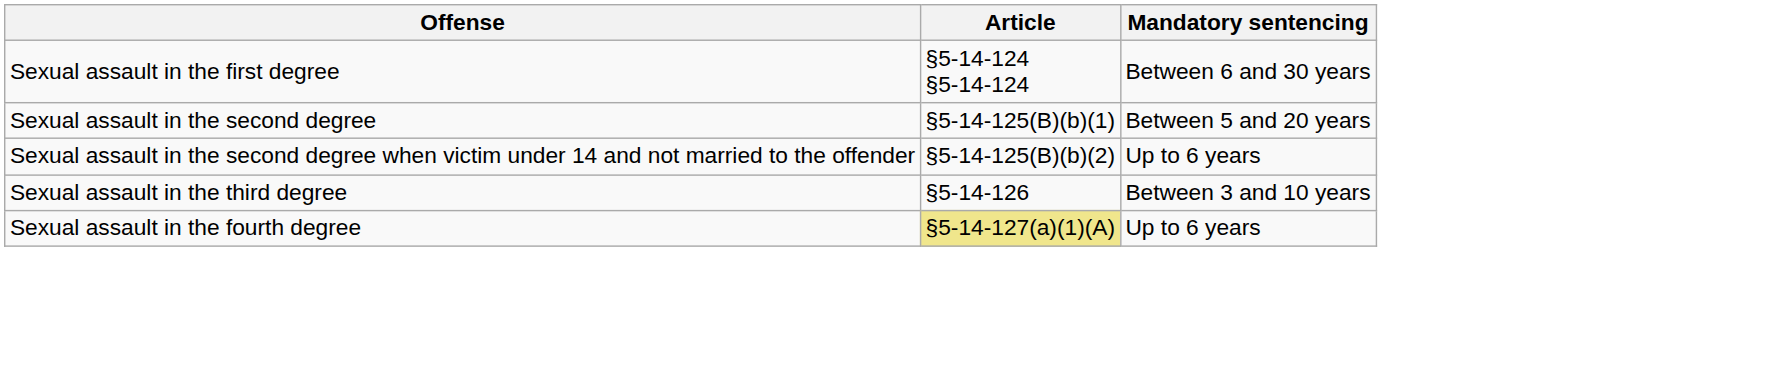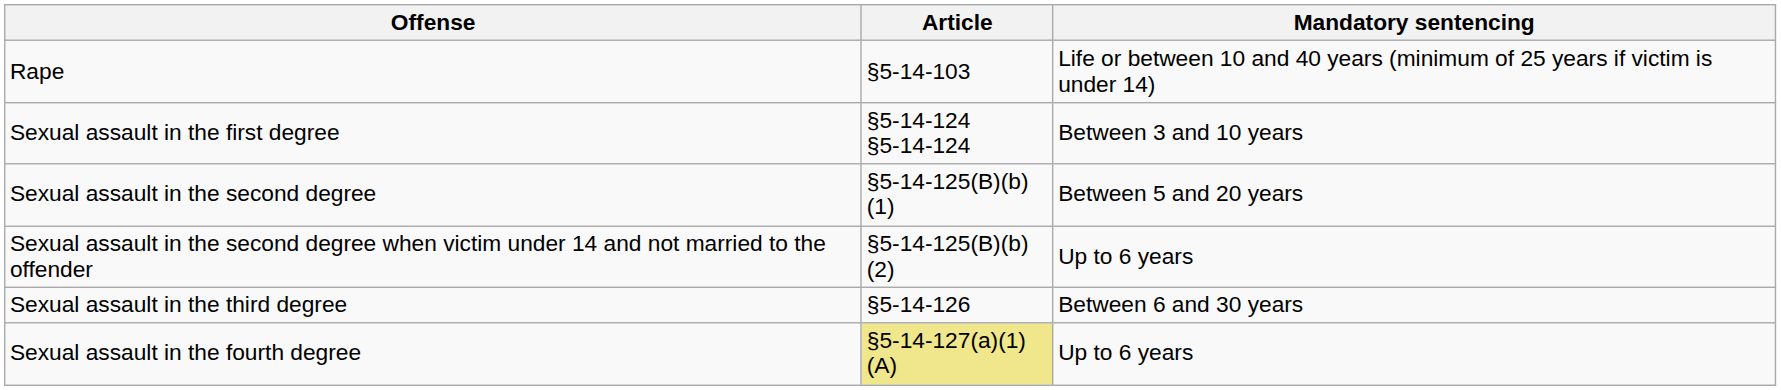+ row: (37, 71)
(1248, 71) Between 6 and 30 years -> (1181, 132) Between 3 and 10 years
(1248, 192) Between 3 and 10 years -> (1181, 304) Between 6 and 30 years
